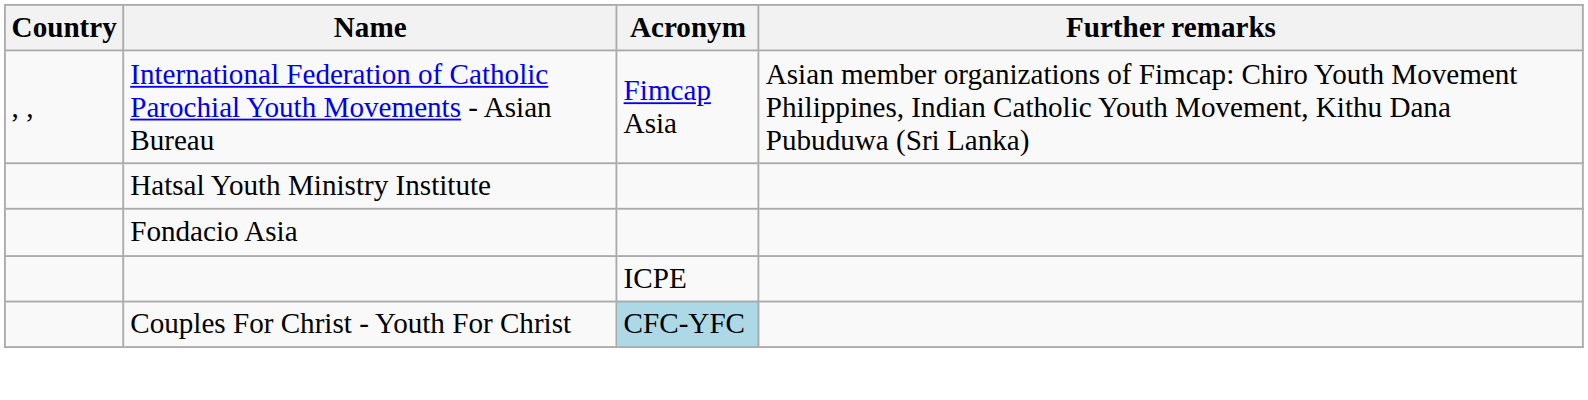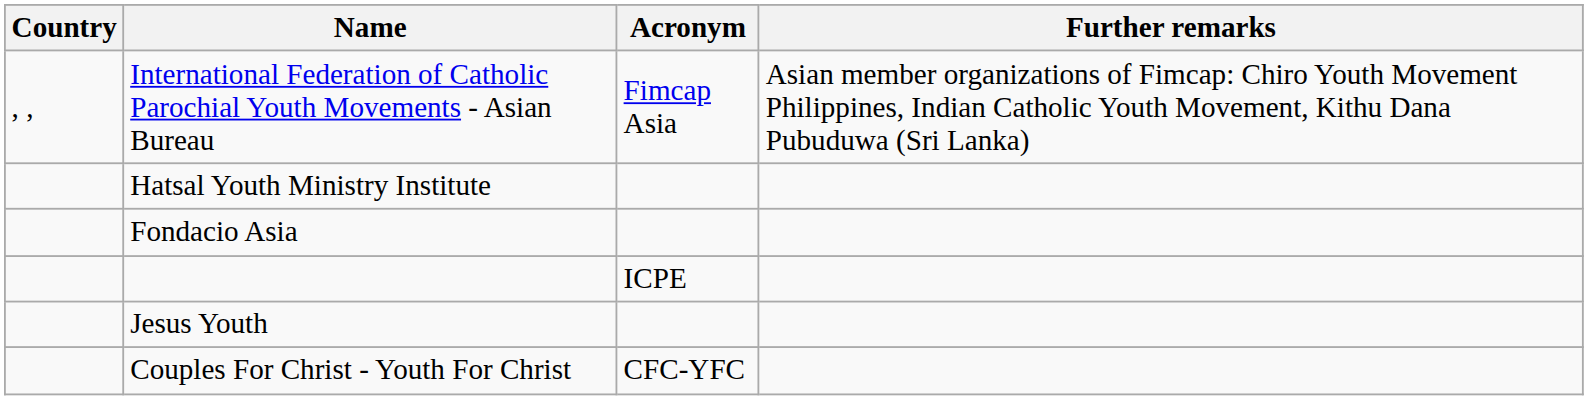+ row: (199, 324)
(684, 324) lightblue background -> (684, 370) no background
